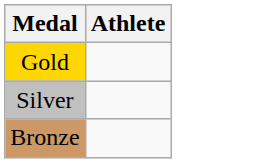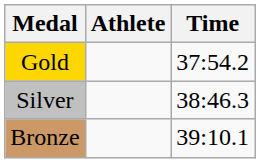+ column: (213, 23)
